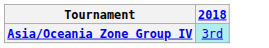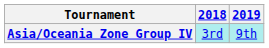+ column: (246, 14)
